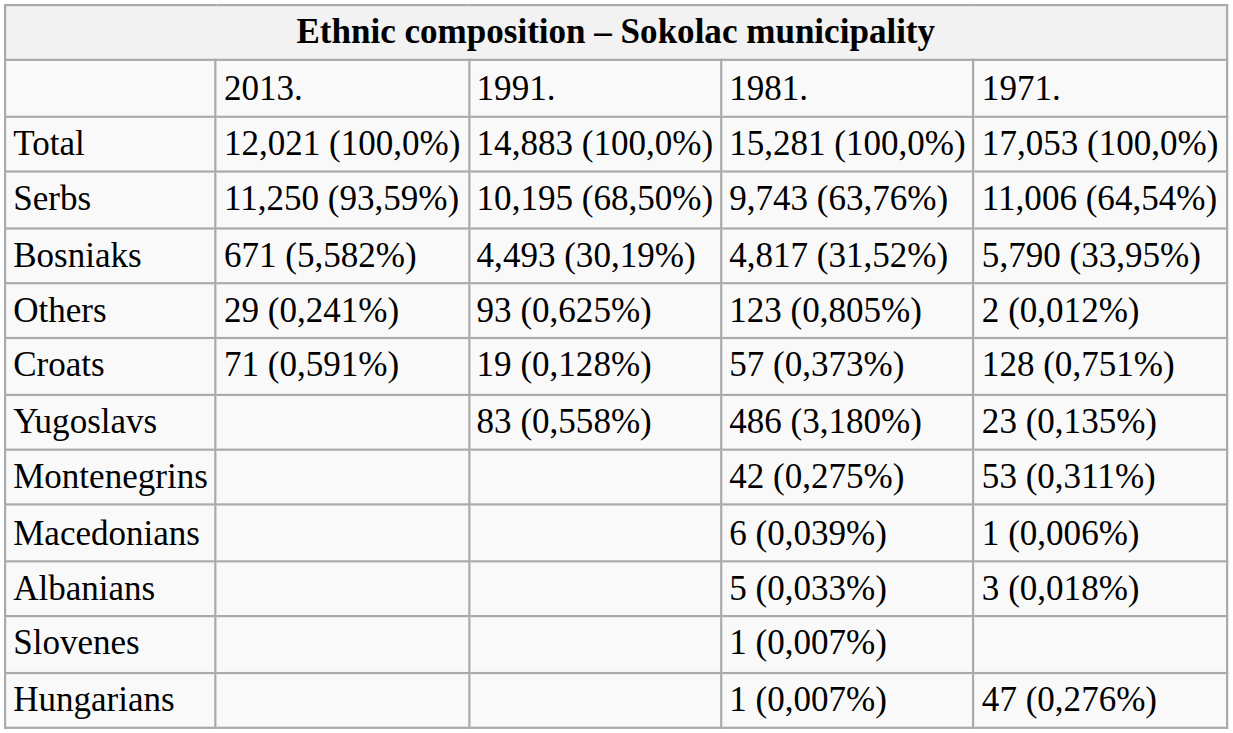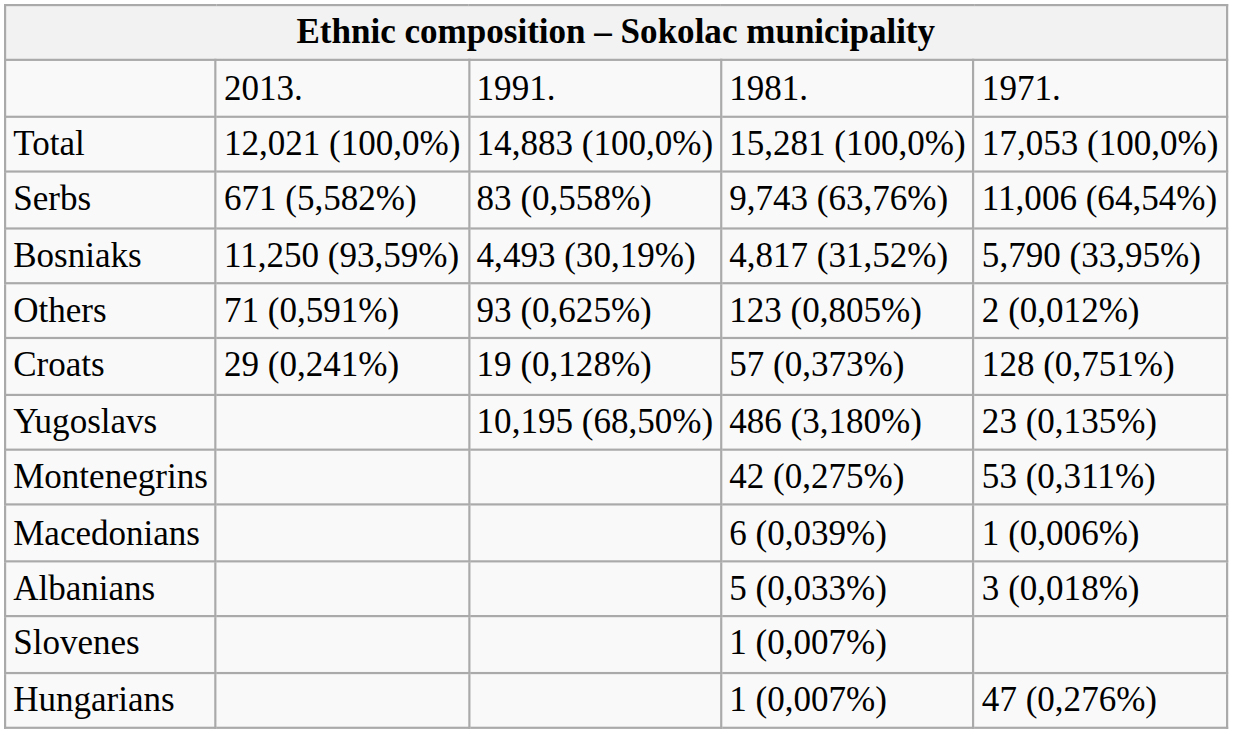(342, 198) 11,250 (93,59%) -> (320, 198) 671 (5,582%)
(595, 198) 10,195 (68,50%) -> (564, 198) 83 (0,558%)
(320, 254) 671 (5,582%) -> (342, 254) 11,250 (93,59%)
(312, 310) 29 (0,241%) -> (312, 310) 71 (0,591%)
(312, 365) 71 (0,591%) -> (312, 365) 29 (0,241%)
(564, 421) 83 (0,558%) -> (595, 421) 10,195 (68,50%)
